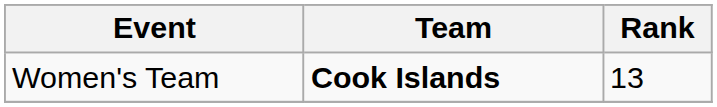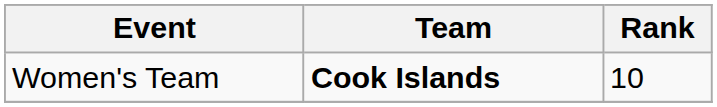(627, 76) 13 -> (627, 76) 10
